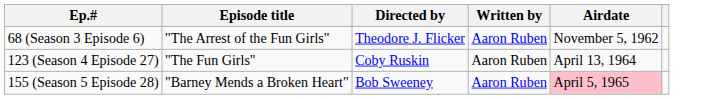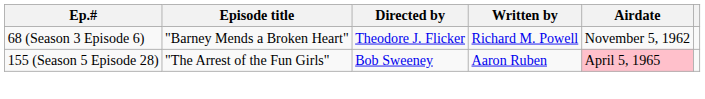(247, 37) "The Arrest of the Fun Girls" -> (257, 37) "Barney Mends a Broken Heart"
(509, 37) Aaron Ruben -> (525, 37) Richard M. Powell
- row: (83, 60)
(257, 82) "Barney Mends a Broken Heart" -> (247, 60) "The Arrest of the Fun Girls"
